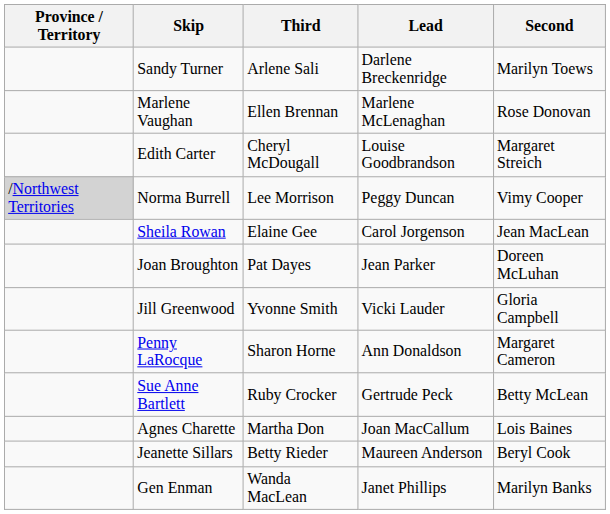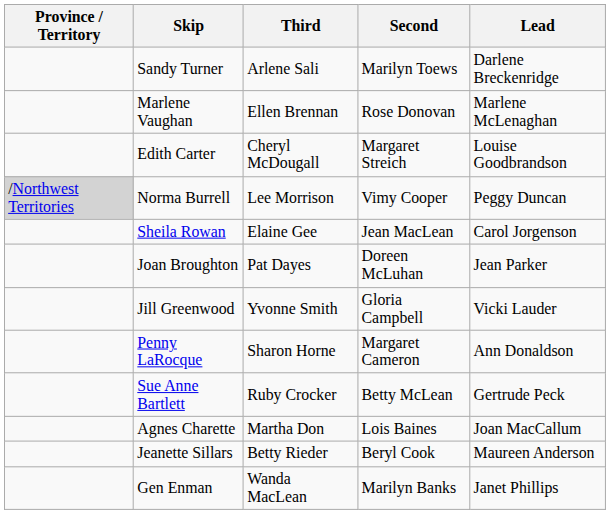columns swapped: (549, 25) <-> (426, 25)
